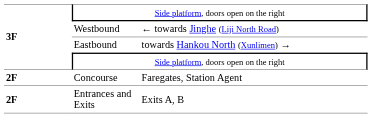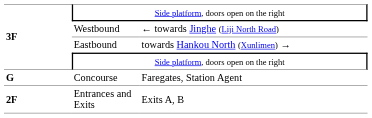(12, 77) 2F -> (10, 77) G
